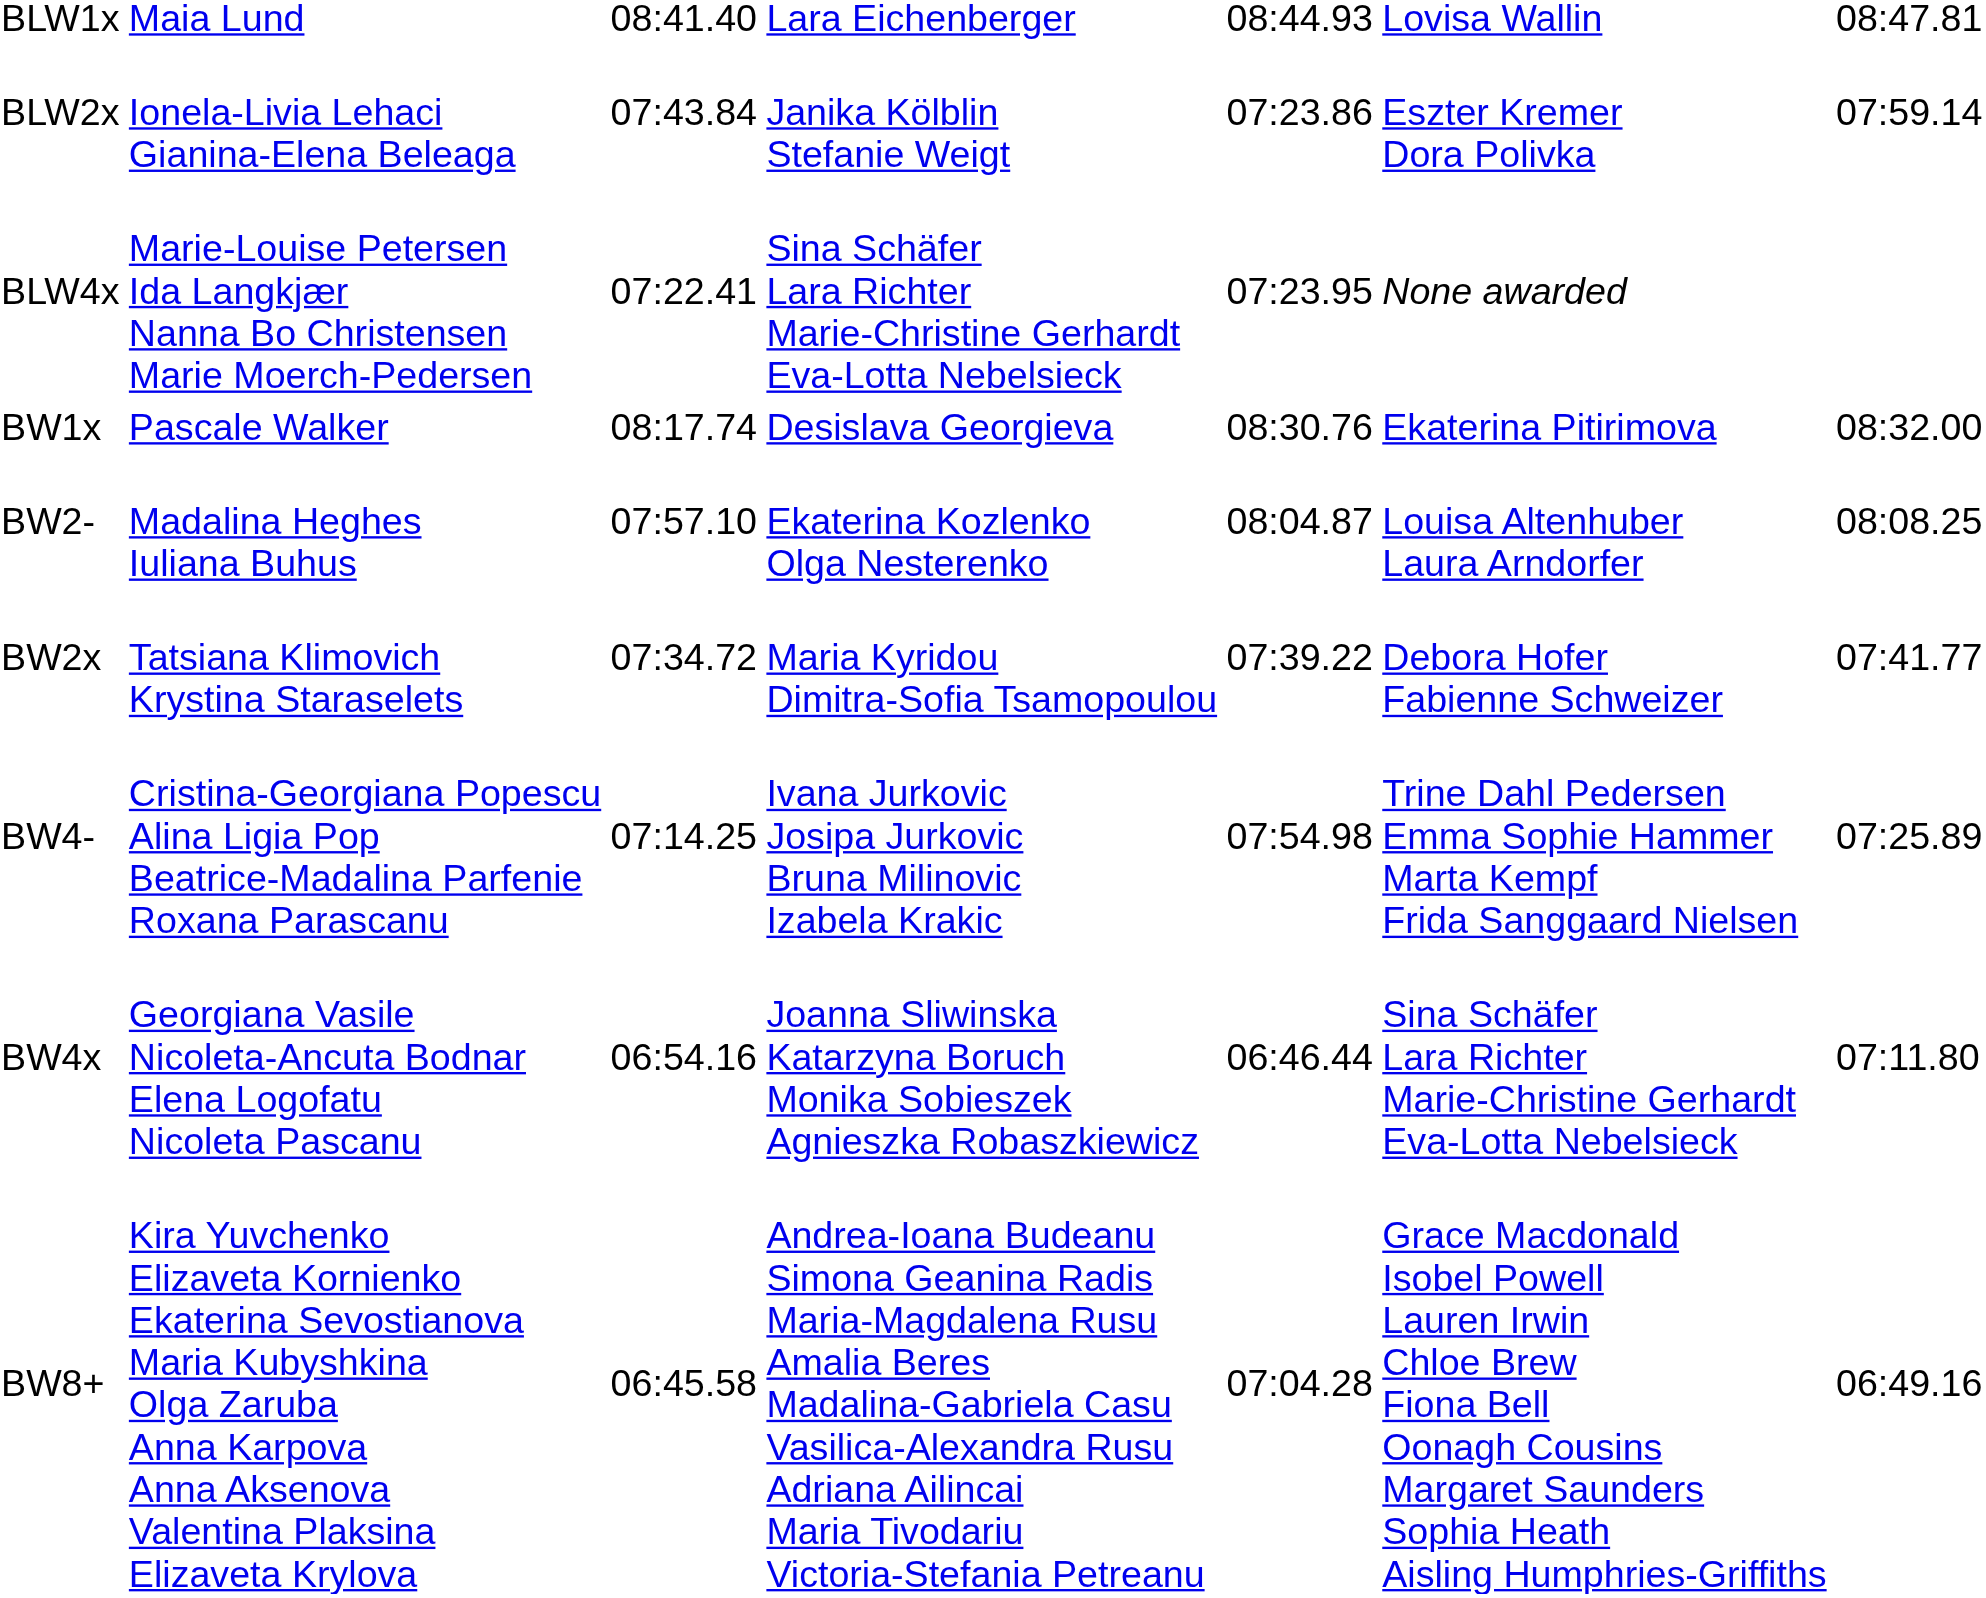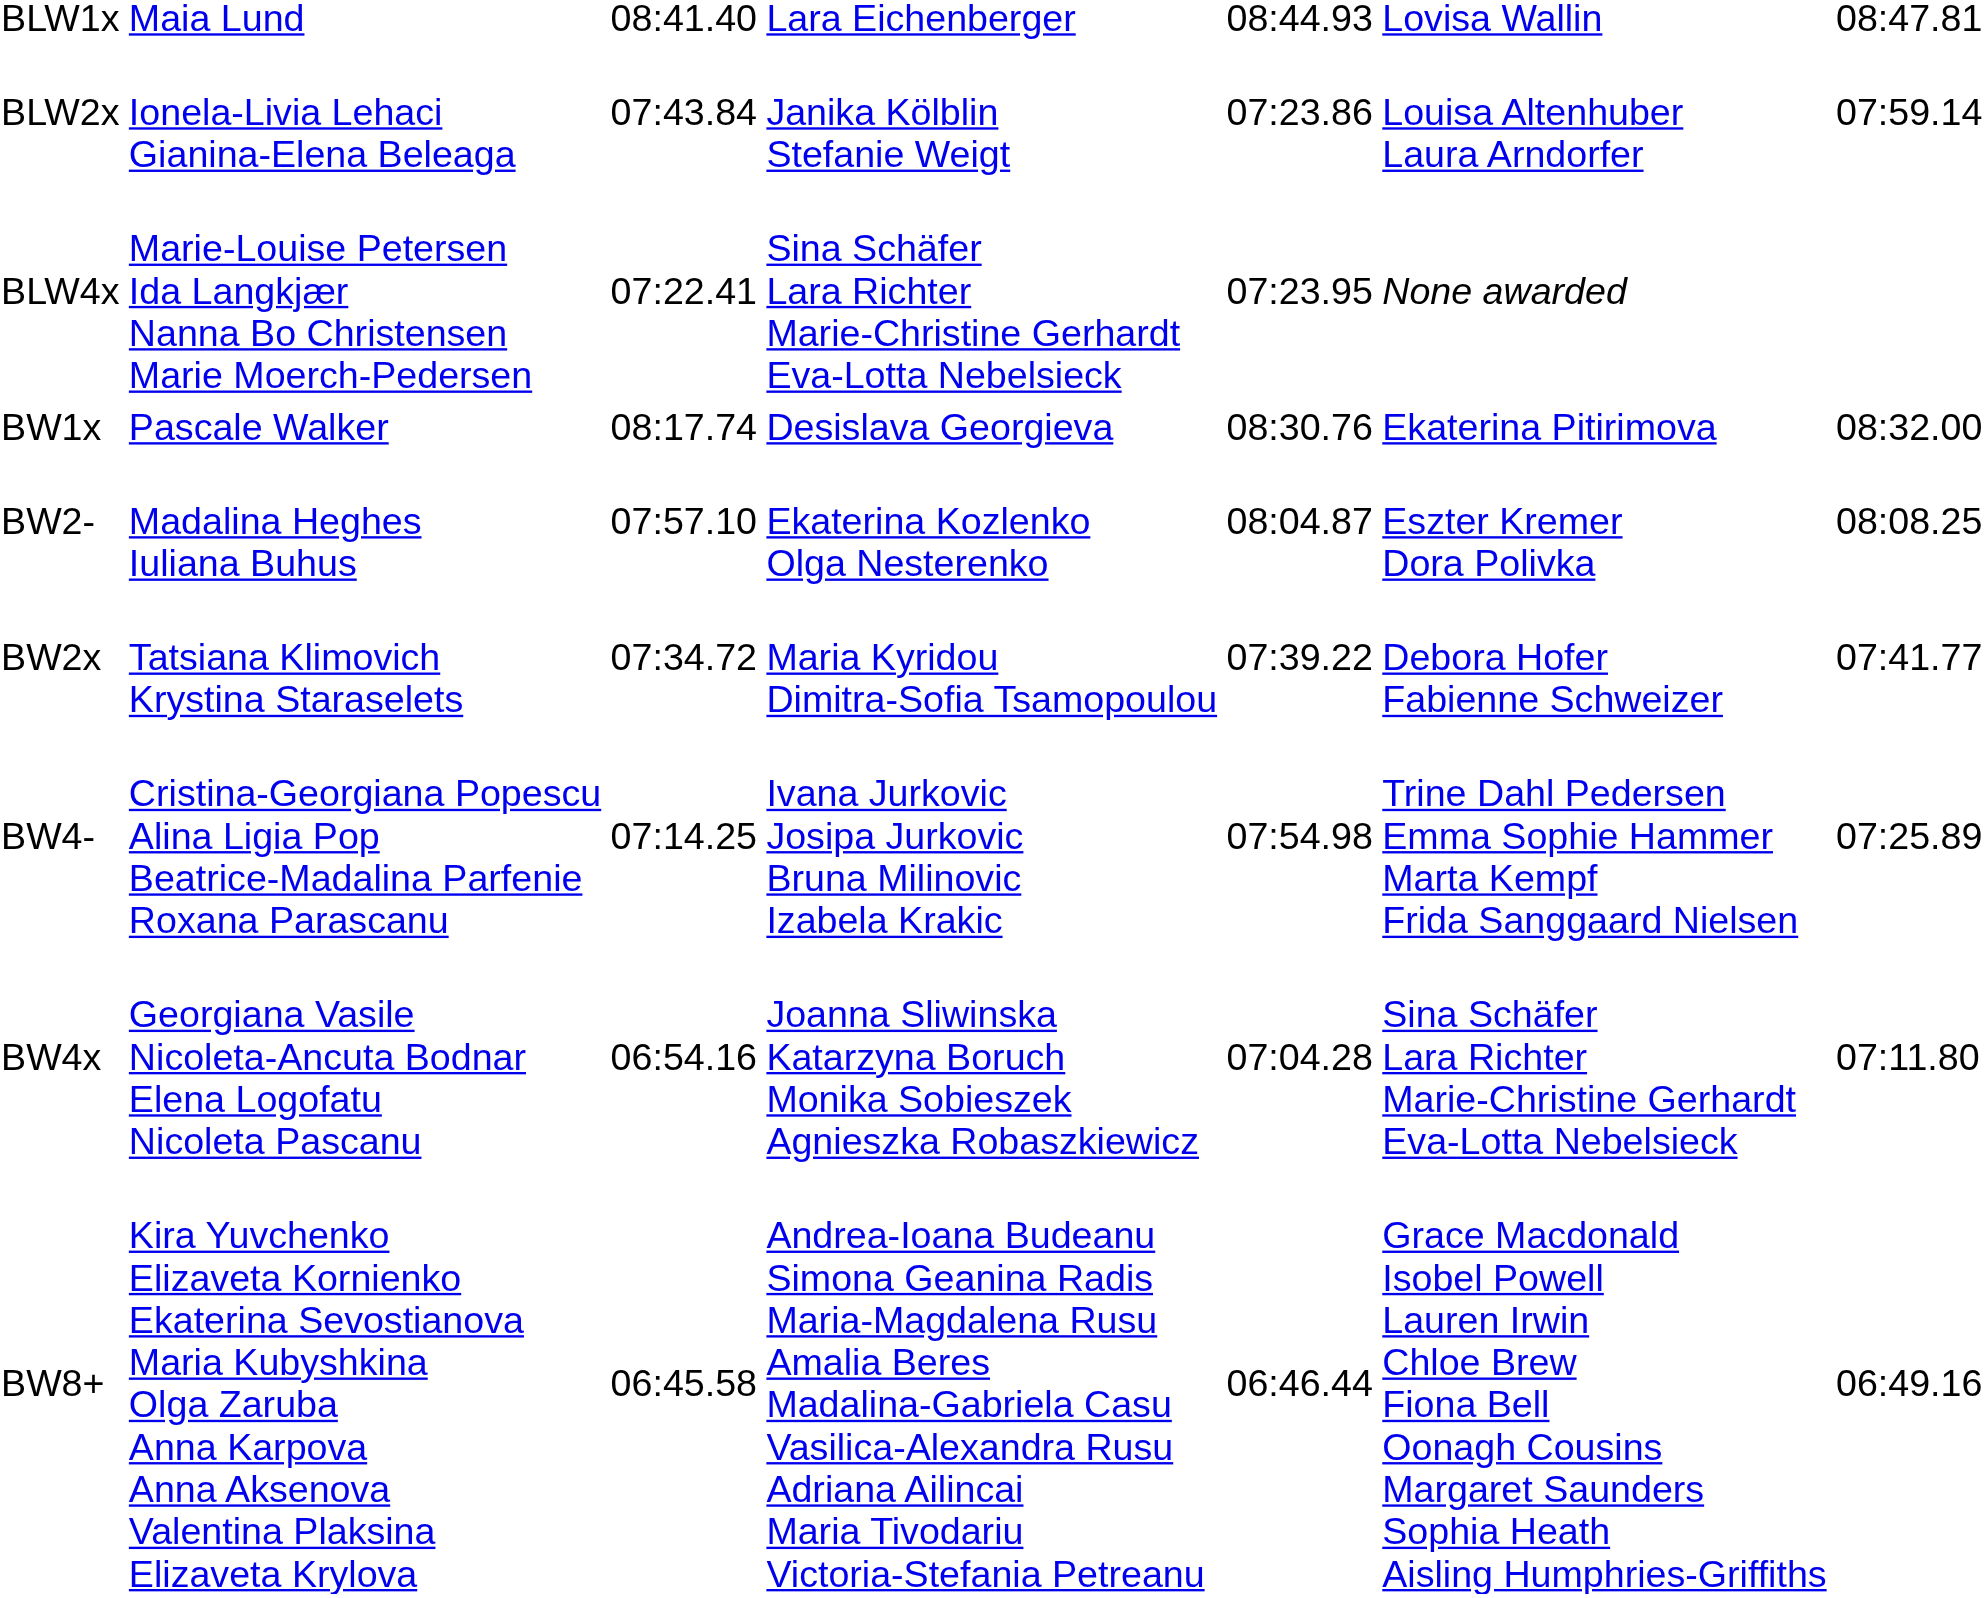(1502, 133) Eszter Kremer Dora Polivka -> (1533, 133) Louisa Altenhuber Laura Arndorfer
(1533, 542) Louisa Altenhuber Laura Arndorfer -> (1502, 542) Eszter Kremer Dora Polivka
(1300, 1057) 06:46.44 -> (1300, 1057) 07:04.28
(1300, 1383) 07:04.28 -> (1300, 1383) 06:46.44
